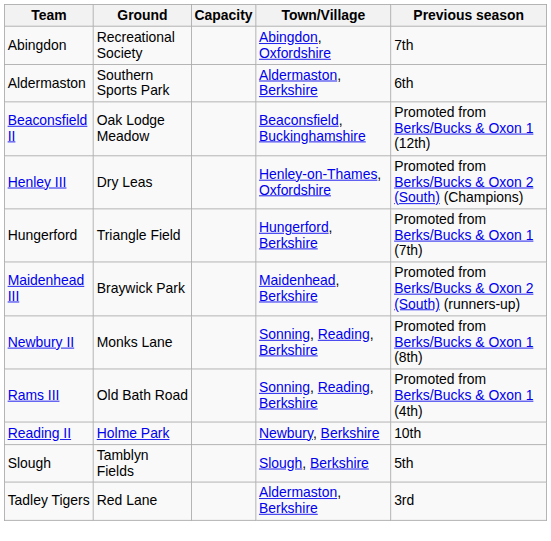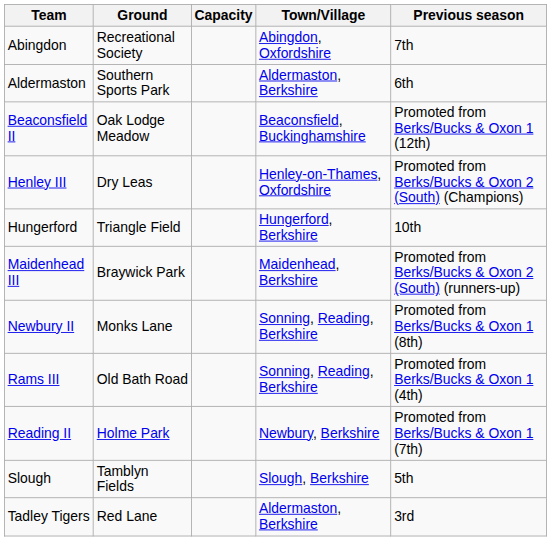(464, 235) Promoted from Berks/Bucks & Oxon 1 (7th) -> (408, 227) 10th
(408, 433) 10th -> (464, 433) Promoted from Berks/Bucks & Oxon 1 (7th)
